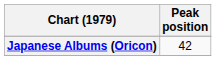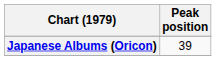(185, 45) 42 -> (185, 45) 39
